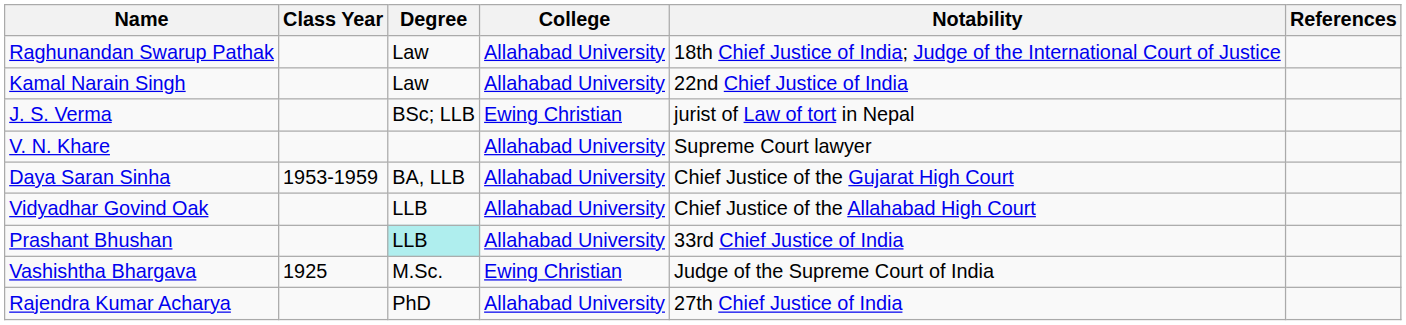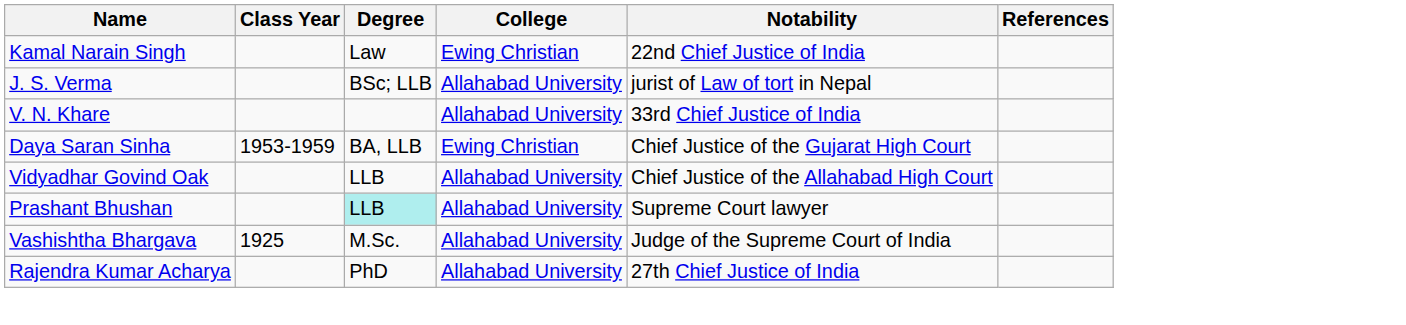- row: (142, 51)
(575, 83) Allahabad University -> (510, 51) Ewing Christian
(553, 114) Ewing Christian -> (531, 83) Allahabad University
(773, 146) Supreme Court lawyer -> (746, 114) 33rd Chief Justice of India
(575, 177) Allahabad University -> (510, 146) Ewing Christian
(789, 240) 33rd Chief Justice of India -> (730, 209) Supreme Court lawyer
(553, 271) Ewing Christian -> (531, 240) Allahabad University
